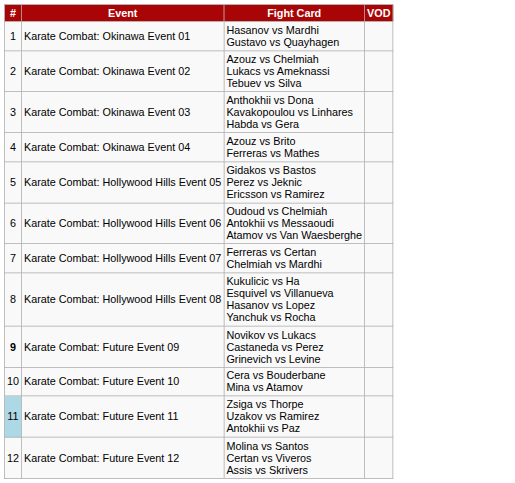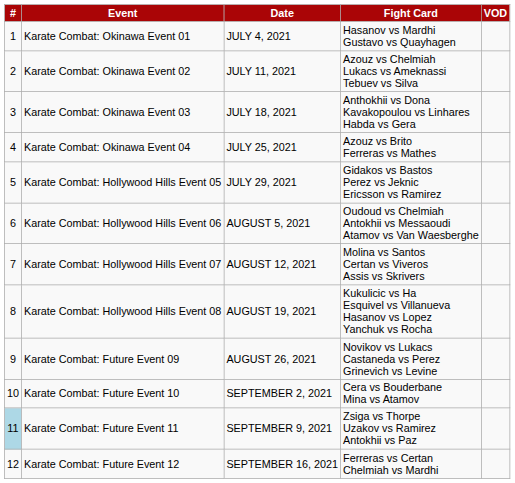+ column: (282, 13)
(274, 259) Ferreras vs Certan Chelmiah vs Mardhi -> (386, 265) Molina vs Santos Certan vs Viveros Assis vs Skrivers
(13, 347) bold -> (13, 359) normal
(269, 458) Molina vs Santos Certan vs Viveros Assis vs Skrivers -> (391, 464) Ferreras vs Certan Chelmiah vs Mardhi
